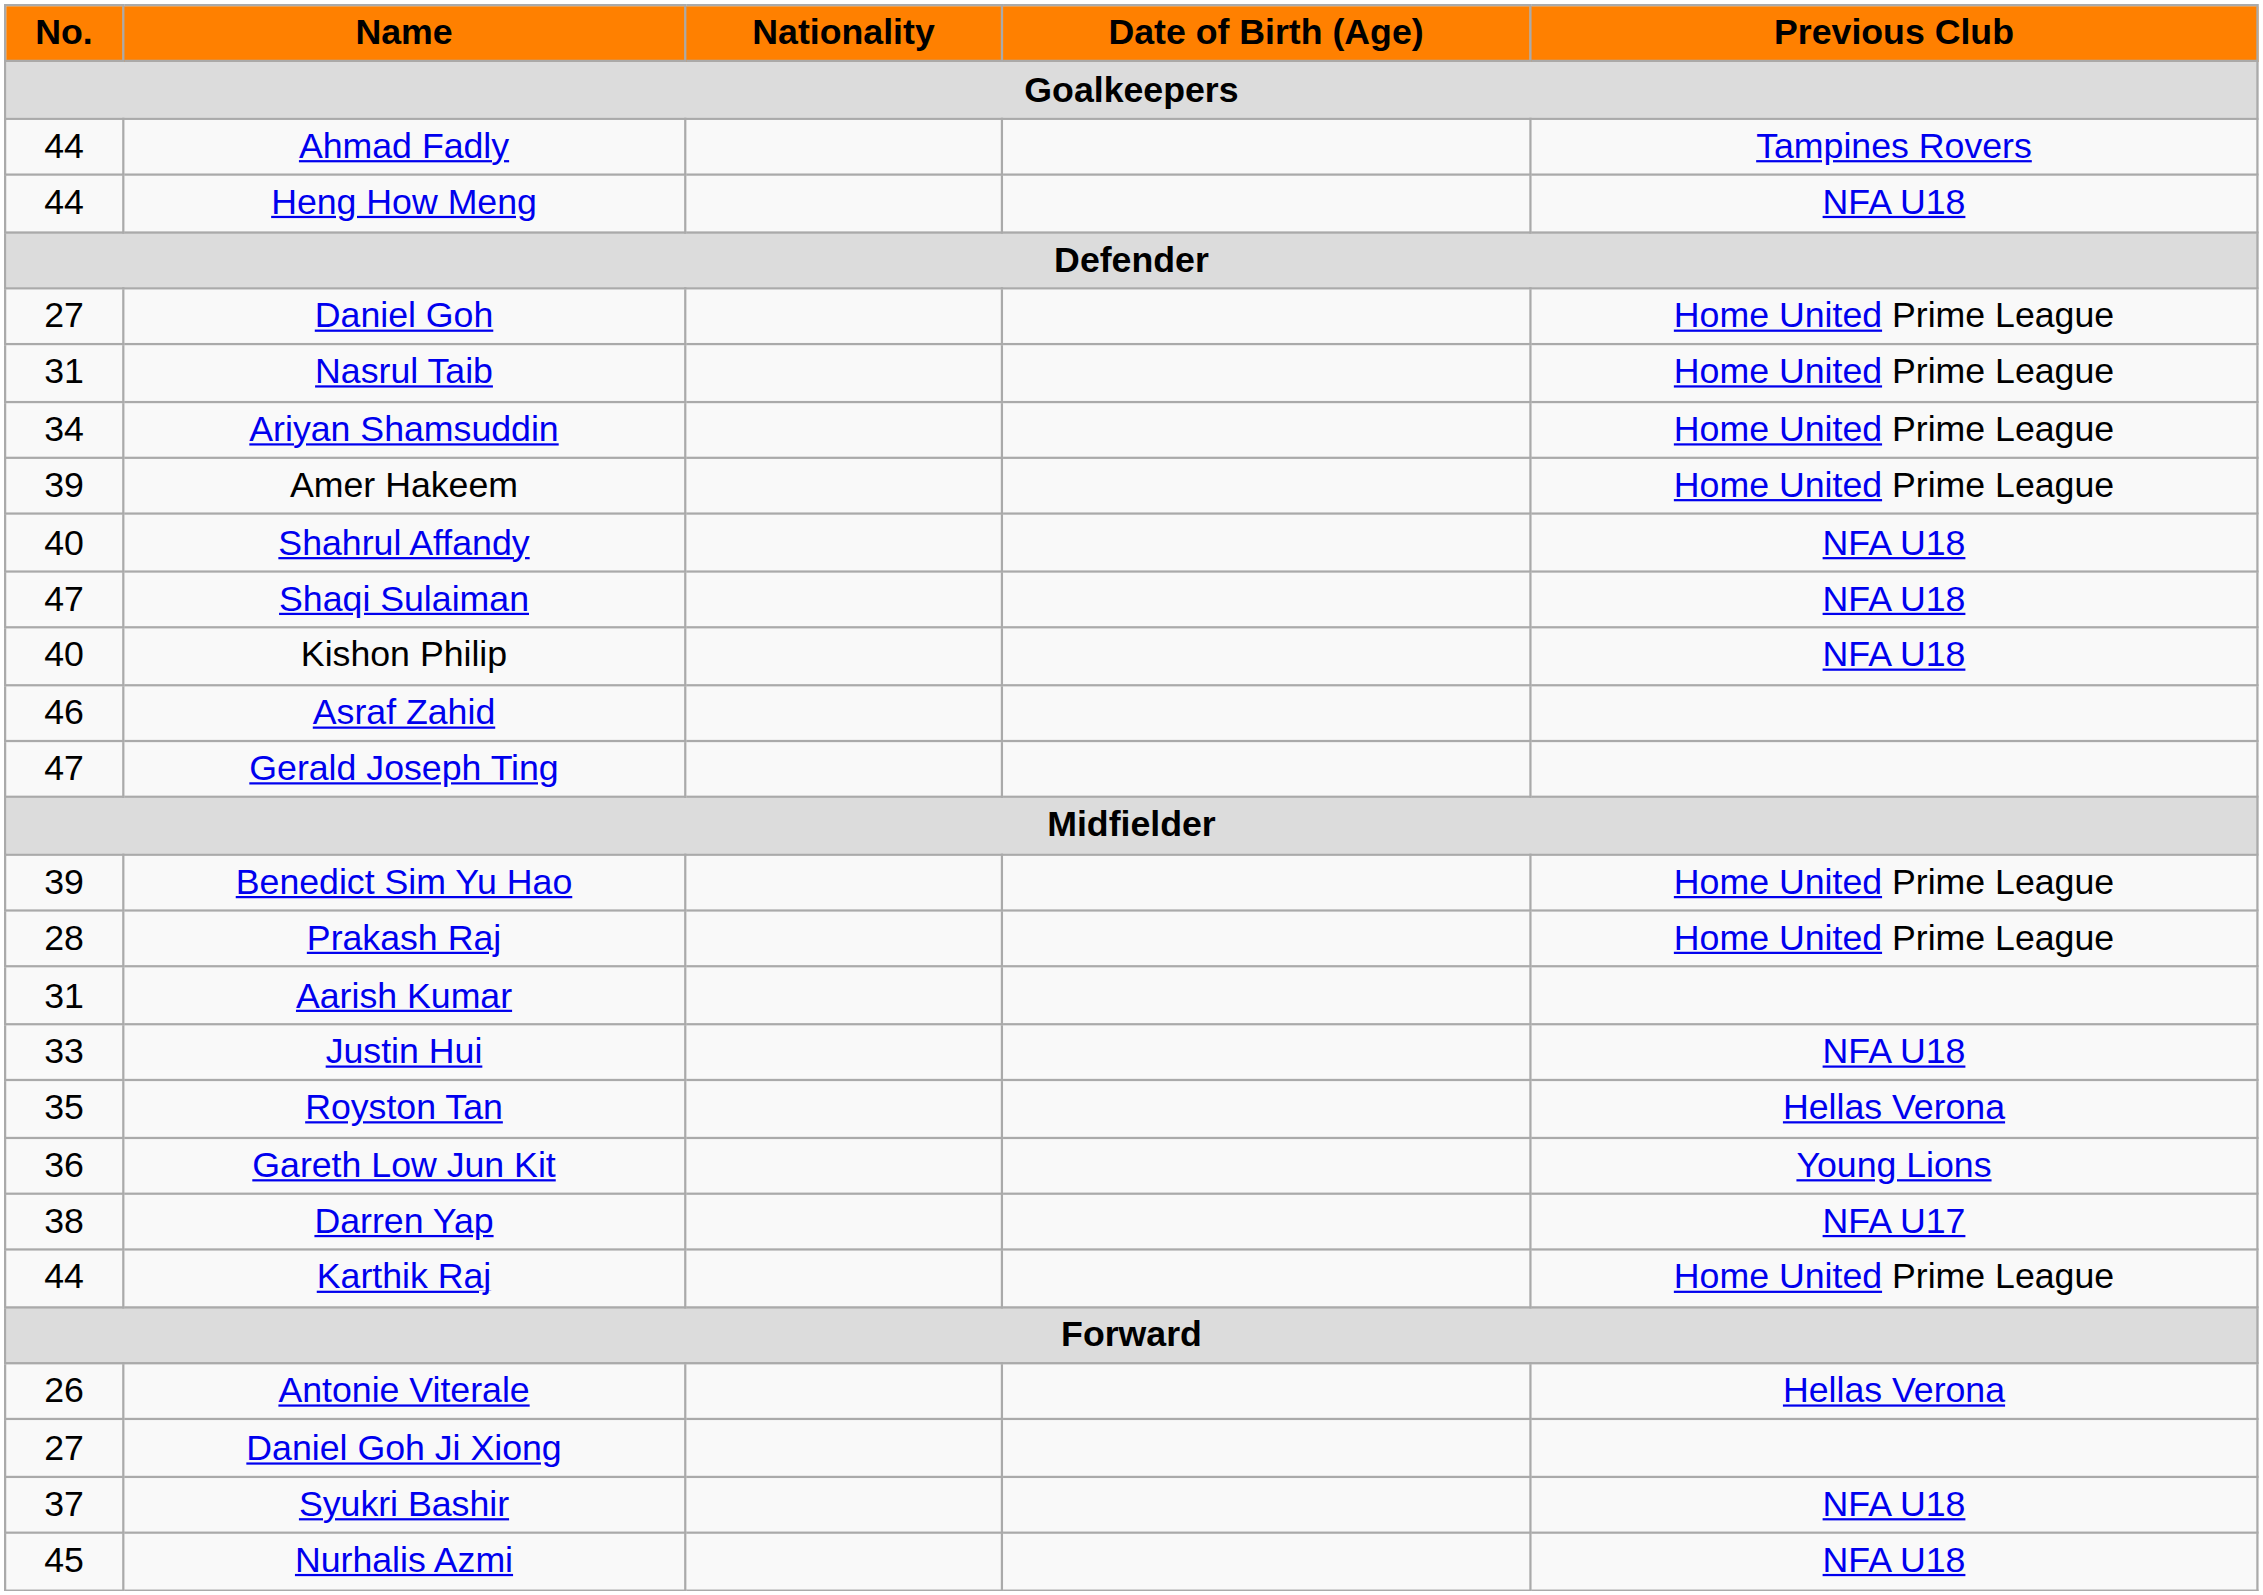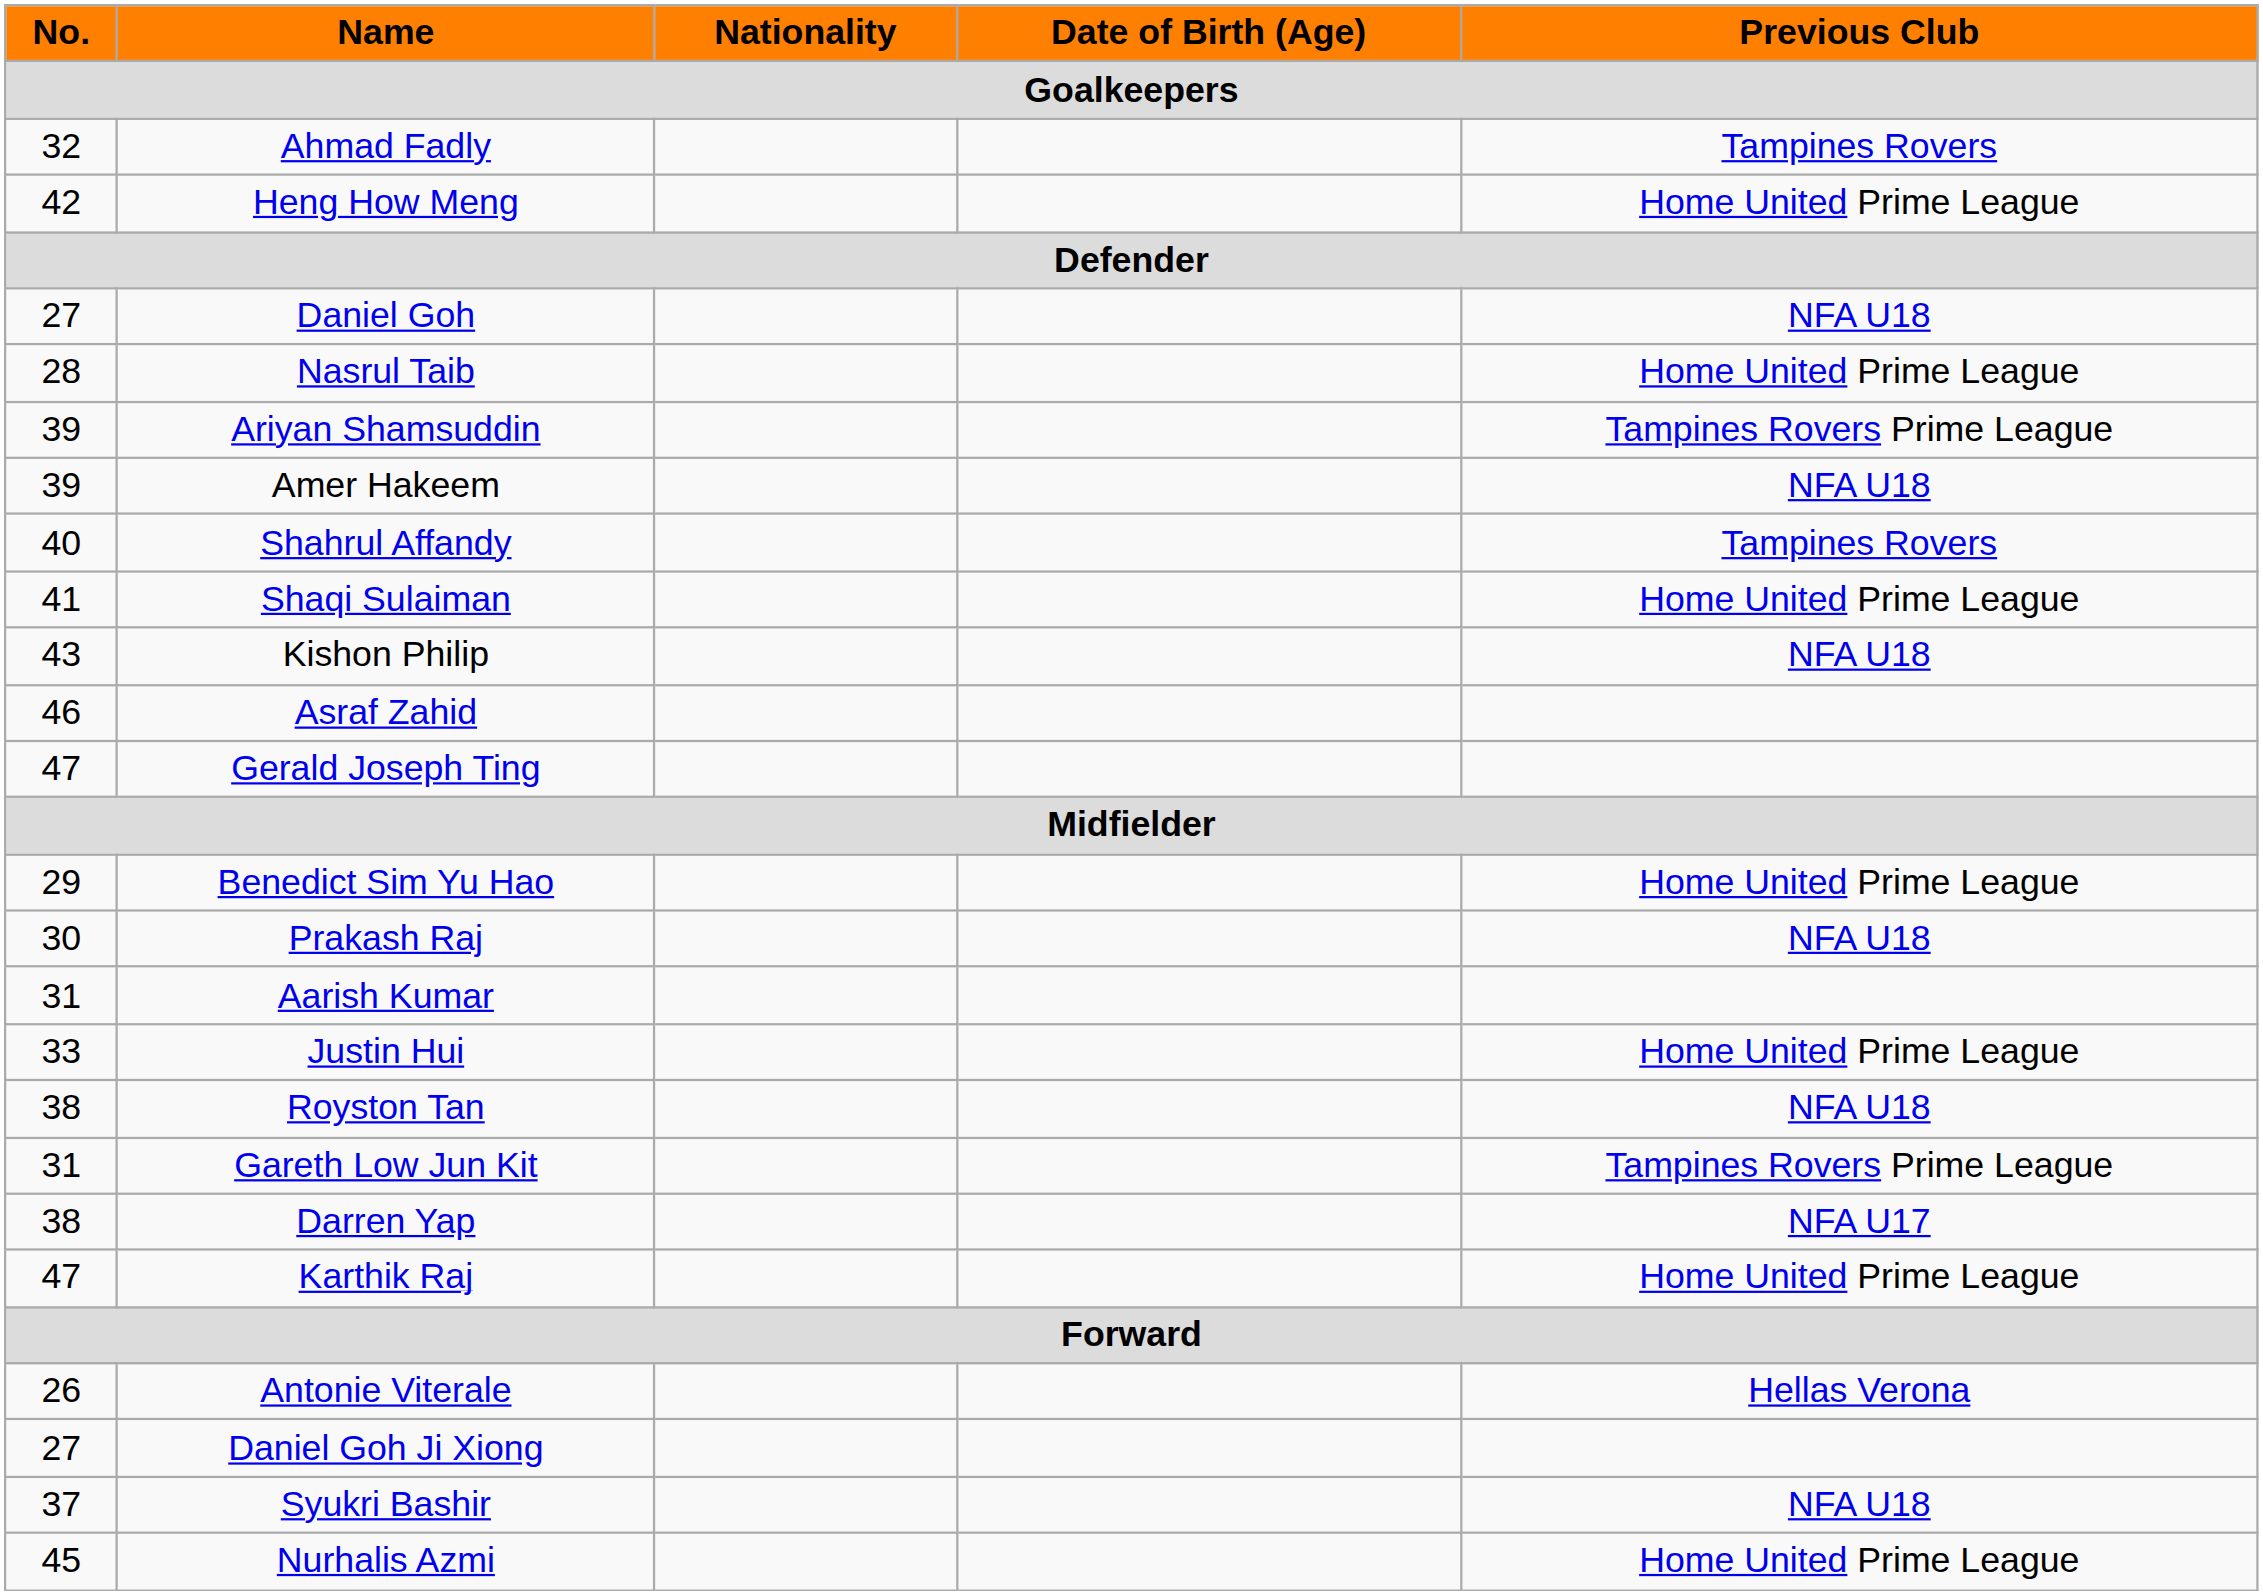(64, 145) 44 -> (61, 145) 32
(64, 202) 44 -> (61, 202) 42
(1894, 202) NFA U18 -> (1859, 202) Home United Prime League
(1894, 315) Home United Prime League -> (1859, 315) NFA U18
(64, 372) 31 -> (61, 372) 28
(64, 428) 34 -> (61, 428) 39
(1894, 428) Home United Prime League -> (1859, 428) Tampines Rovers Prime League
(1894, 485) Home United Prime League -> (1859, 485) NFA U18
(1894, 542) NFA U18 -> (1859, 542) Tampines Rovers
(64, 598) 47 -> (61, 598) 41
(1894, 598) NFA U18 -> (1859, 598) Home United Prime League
(64, 655) 40 -> (61, 655) 43
(64, 881) 39 -> (61, 881) 29
(64, 938) 28 -> (61, 938) 30
(1894, 938) Home United Prime League -> (1859, 938) NFA U18
(1894, 1051) NFA U18 -> (1859, 1051) Home United Prime League
(64, 1107) 35 -> (61, 1107) 38
(1894, 1107) Hellas Verona -> (1859, 1107) NFA U18
(64, 1164) 36 -> (61, 1164) 31
(1894, 1164) Young Lions -> (1859, 1164) Tampines Rovers Prime League
(64, 1277) 44 -> (61, 1277) 47
(1894, 1560) NFA U18 -> (1859, 1560) Home United Prime League
